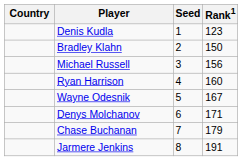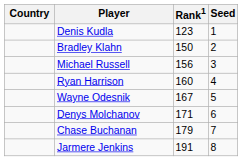columns swapped: (220, 14) <-> (188, 14)
